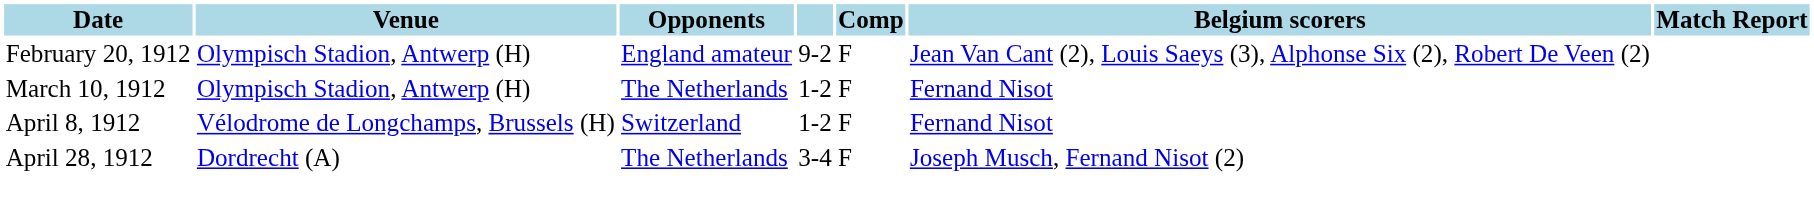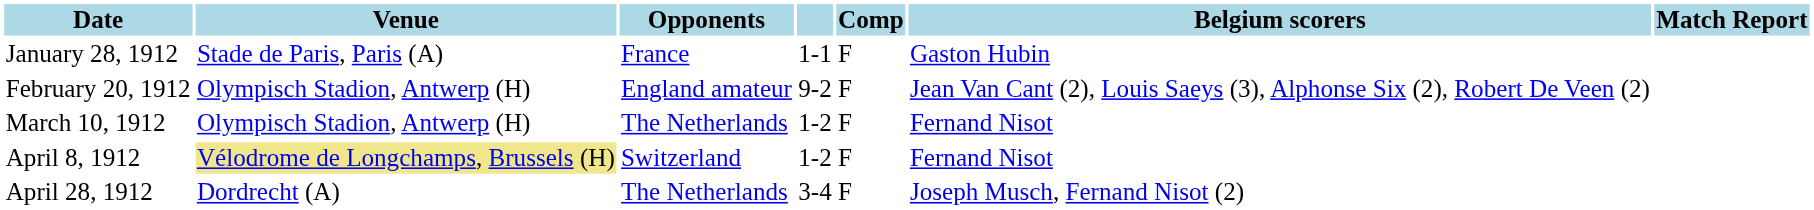+ row: (92, 54)
(406, 123) no background -> (406, 157) khaki background
